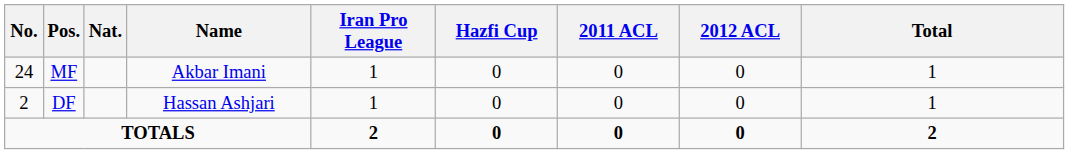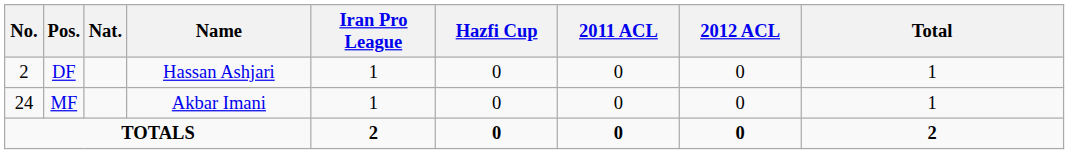rows swapped: (64, 103) <-> (64, 72)
